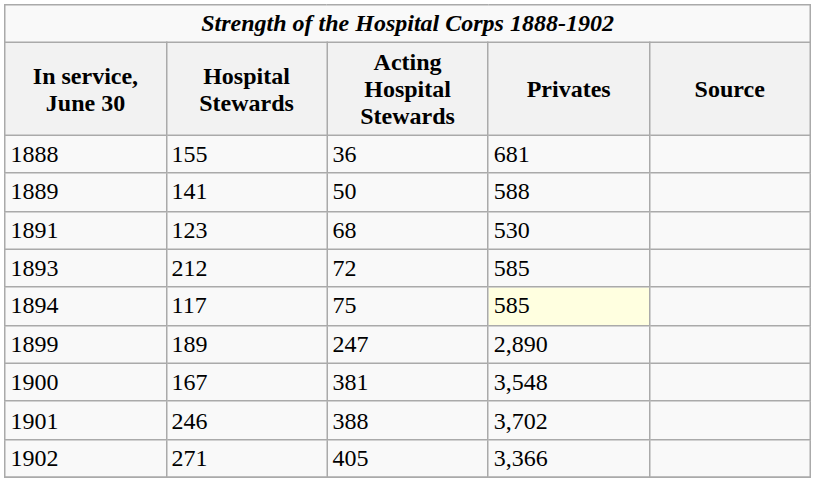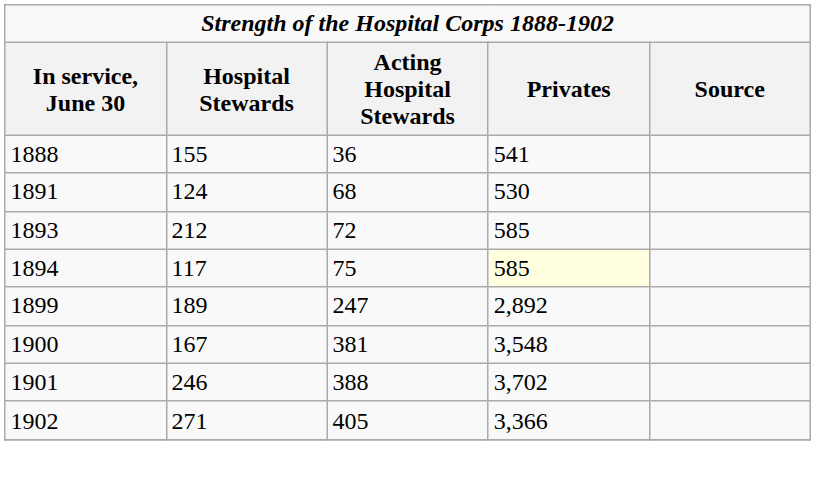(512, 153) 681 -> (512, 153) 541
- row: (34, 191)
(190, 229) 123 -> (190, 191) 124
(521, 343) 2,890 -> (521, 305) 2,892
